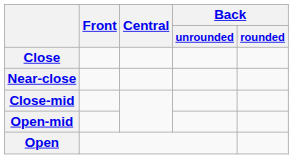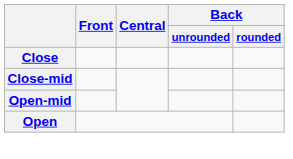- row: (42, 79)
